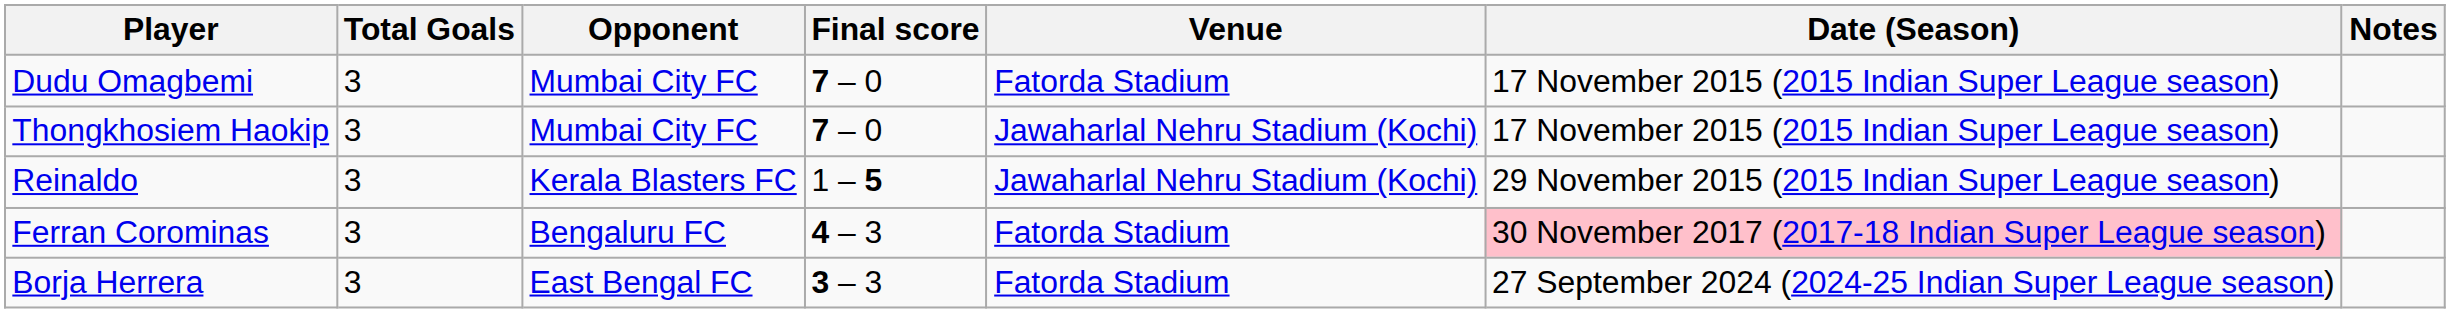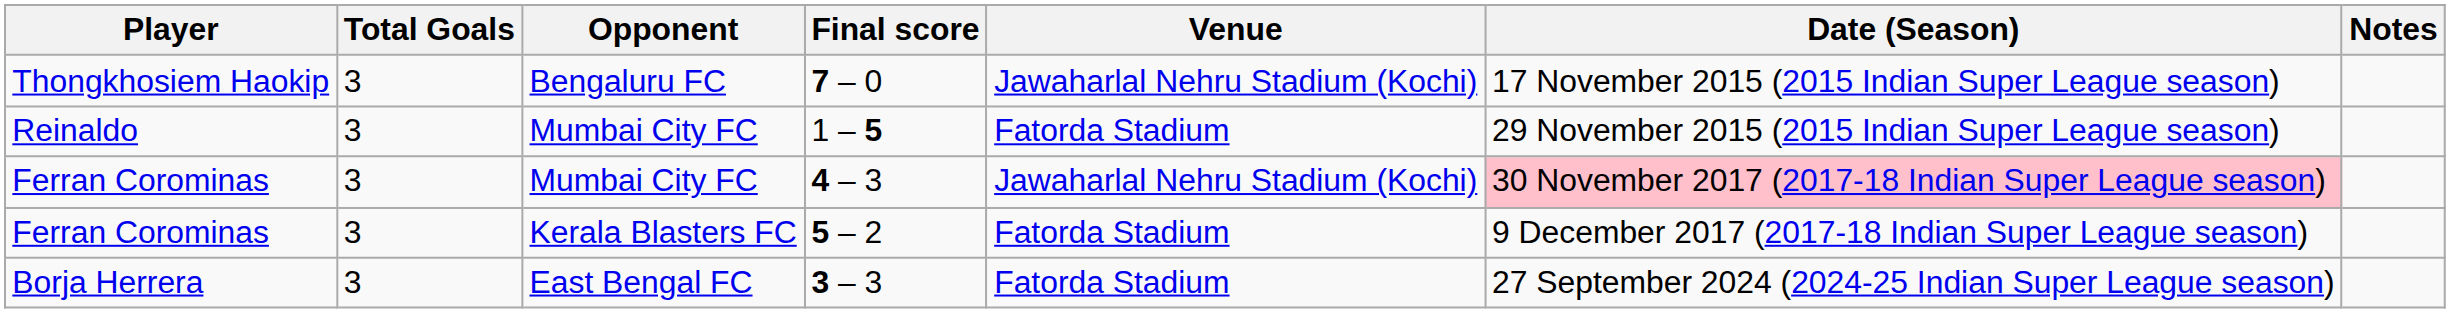- row: (133, 80)
(644, 130) Mumbai City FC -> (628, 80) Bengaluru FC
(663, 181) Kerala Blasters FC -> (644, 130) Mumbai City FC
(1236, 181) Jawaharlal Nehru Stadium (Kochi) -> (1112, 130) Fatorda Stadium
(628, 231) Bengaluru FC -> (644, 181) Mumbai City FC
(1112, 231) Fatorda Stadium -> (1236, 181) Jawaharlal Nehru Stadium (Kochi)
+ row: (141, 231)
